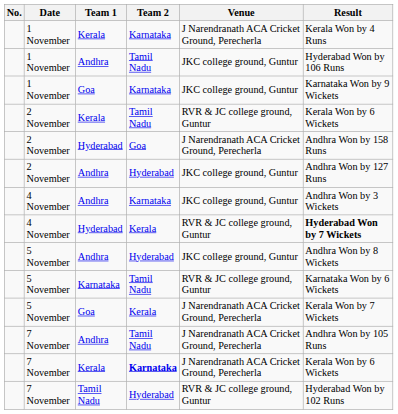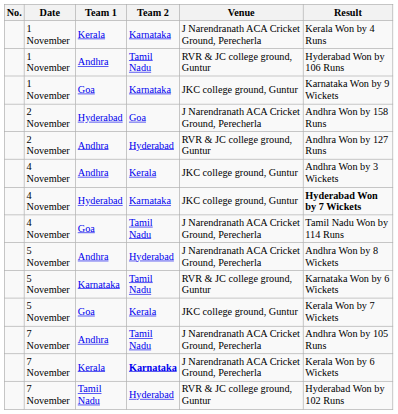(240, 62) JKC college ground, Guntur -> (237, 62) RVR & JC college ground, Guntur
- row: (48, 117)
(240, 173) JKC college ground, Guntur -> (237, 145) RVR & JC college ground, Guntur
(150, 201) Karnataka -> (143, 173) Kerala
(143, 228) Kerala -> (150, 201) Karnataka
(237, 228) RVR & JC college ground, Guntur -> (240, 201) JKC college ground, Guntur
+ row: (48, 228)
(240, 256) JKC college ground, Guntur -> (241, 256) J Narendranath ACA Cricket Ground, Perecherla
(241, 312) J Narendranath ACA Cricket Ground, Perecherla -> (240, 312) JKC college ground, Guntur
